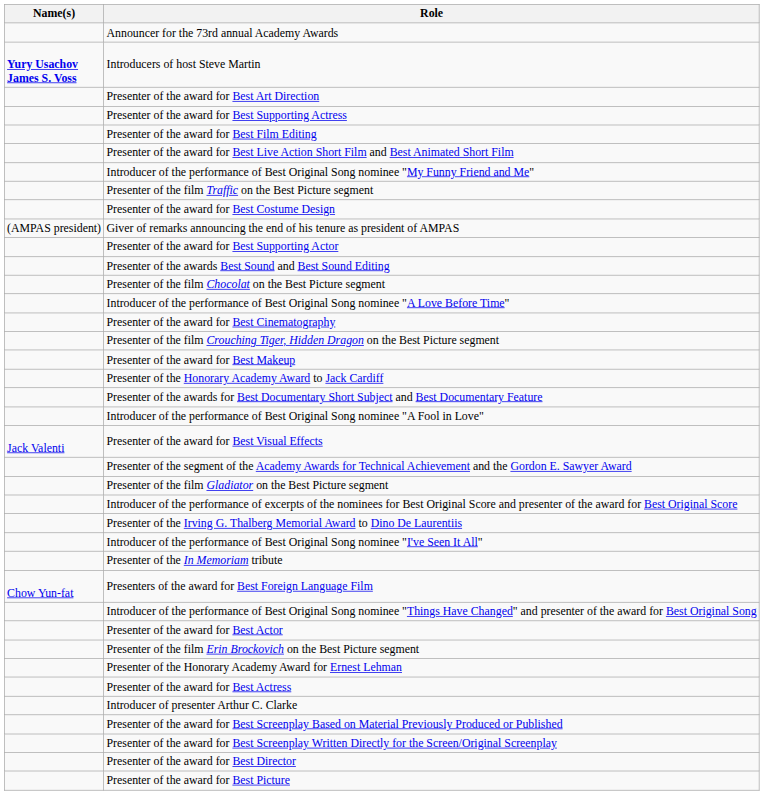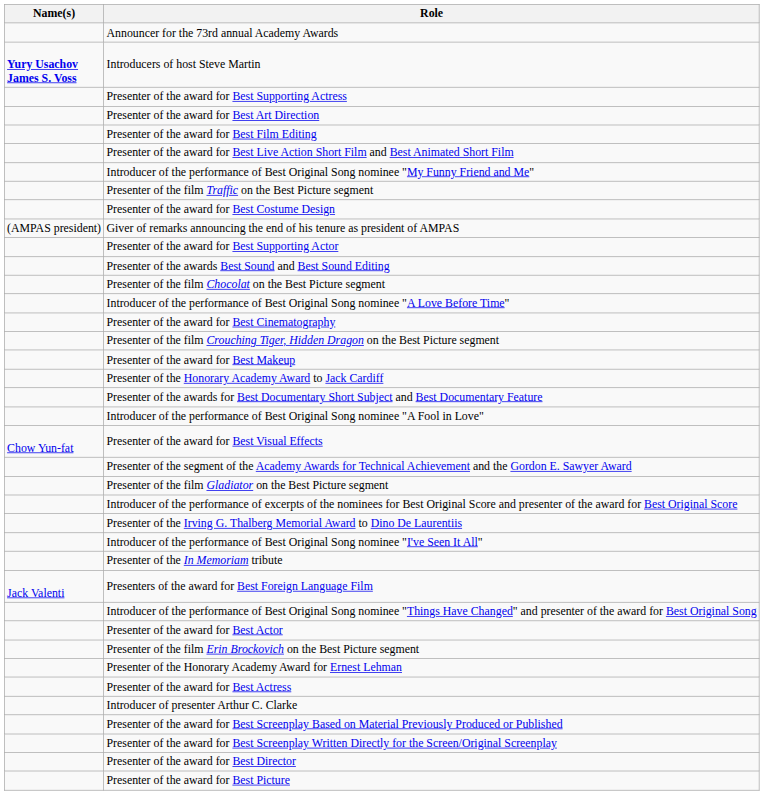rows swapped: (213, 96) <-> (227, 115)
(36, 448) Jack Valenti -> (40, 448) Chow Yun-fat
(40, 592) Chow Yun-fat -> (36, 592) Jack Valenti
